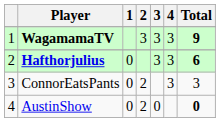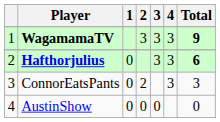(143, 106) 2 -> (143, 106) 0
(196, 106) bold -> (196, 106) normal
